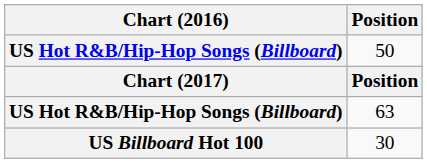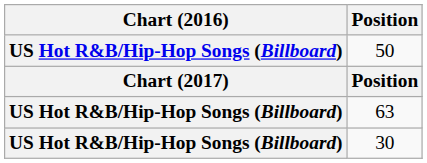(176, 142) US Billboard Hot 100 -> (176, 142) US Hot R&B/Hip-Hop Songs (Billboard)
